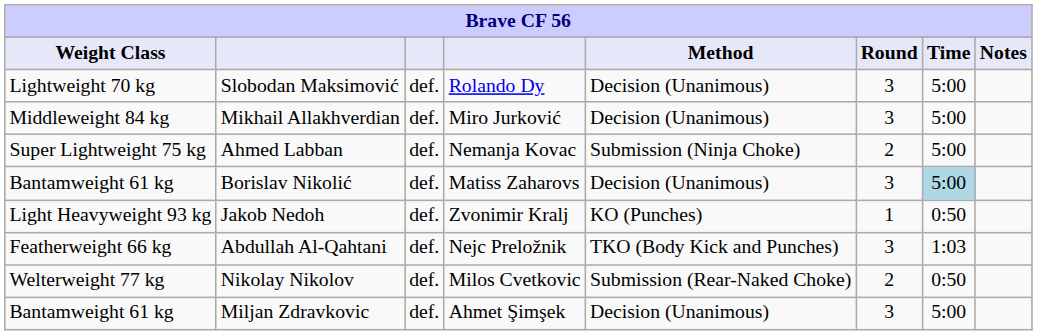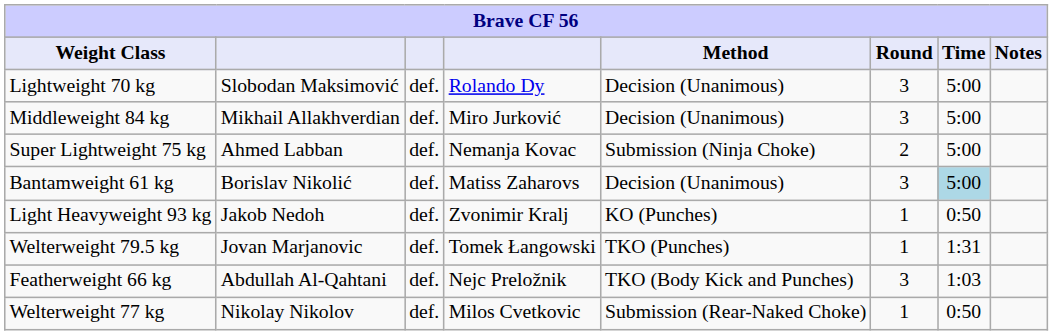+ row: (292, 247)
(889, 280) 2 -> (904, 312) 1
- row: (295, 312)
